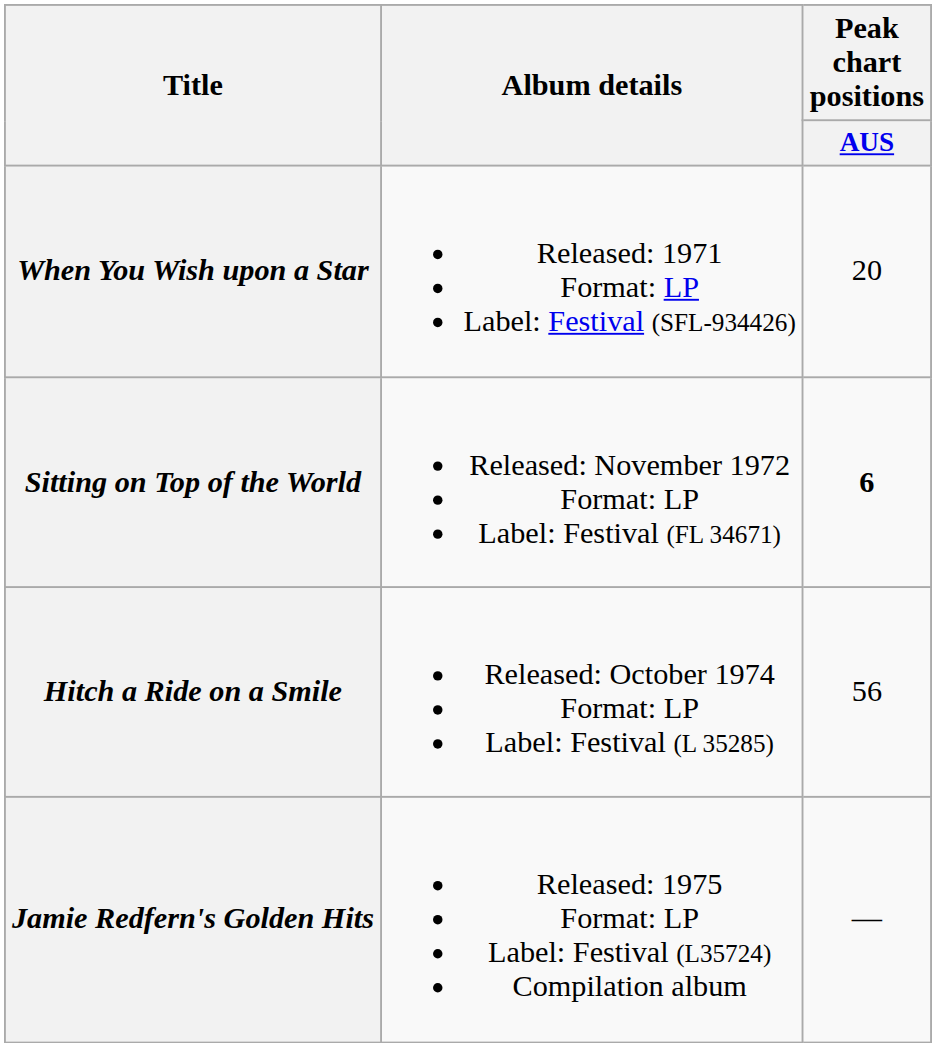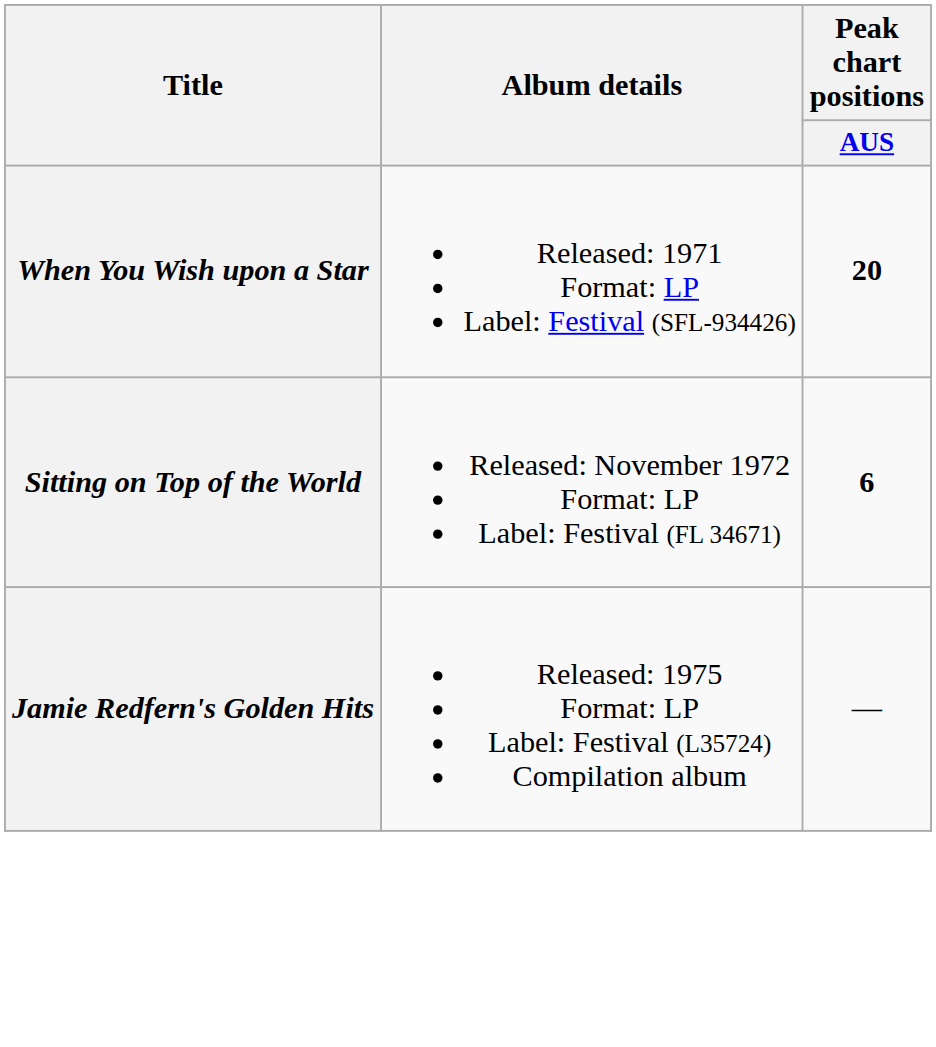(867, 270) normal -> (867, 270) bold
- row: (193, 691)
